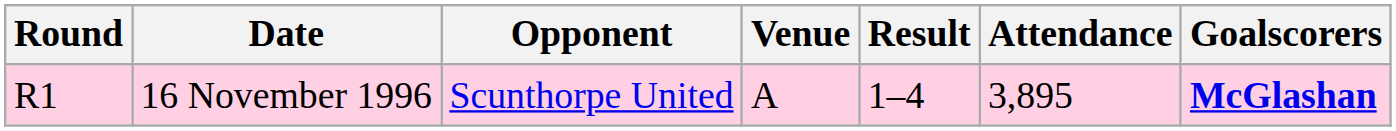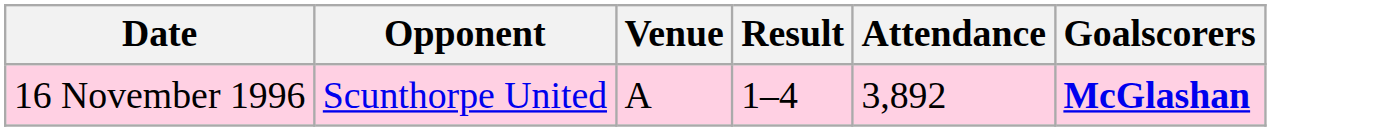- column: (68, 34)
(1030, 94) 3,895 -> (904, 94) 3,892
